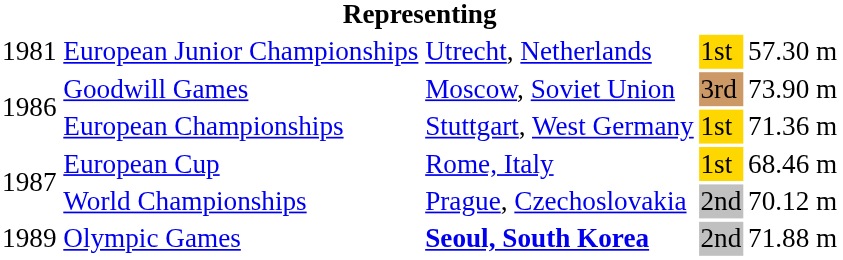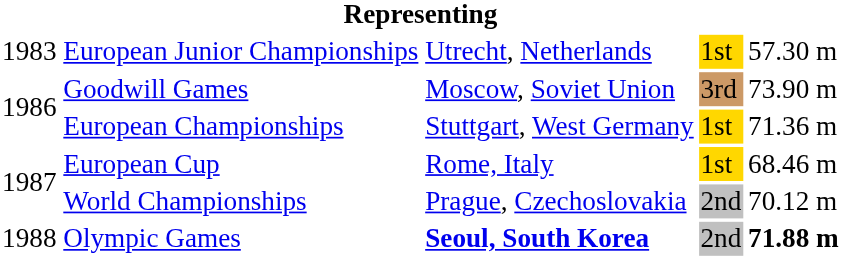(29, 51) 1981 -> (29, 51) 1983
(29, 238) 1989 -> (29, 238) 1988
(793, 238) normal -> (793, 238) bold
